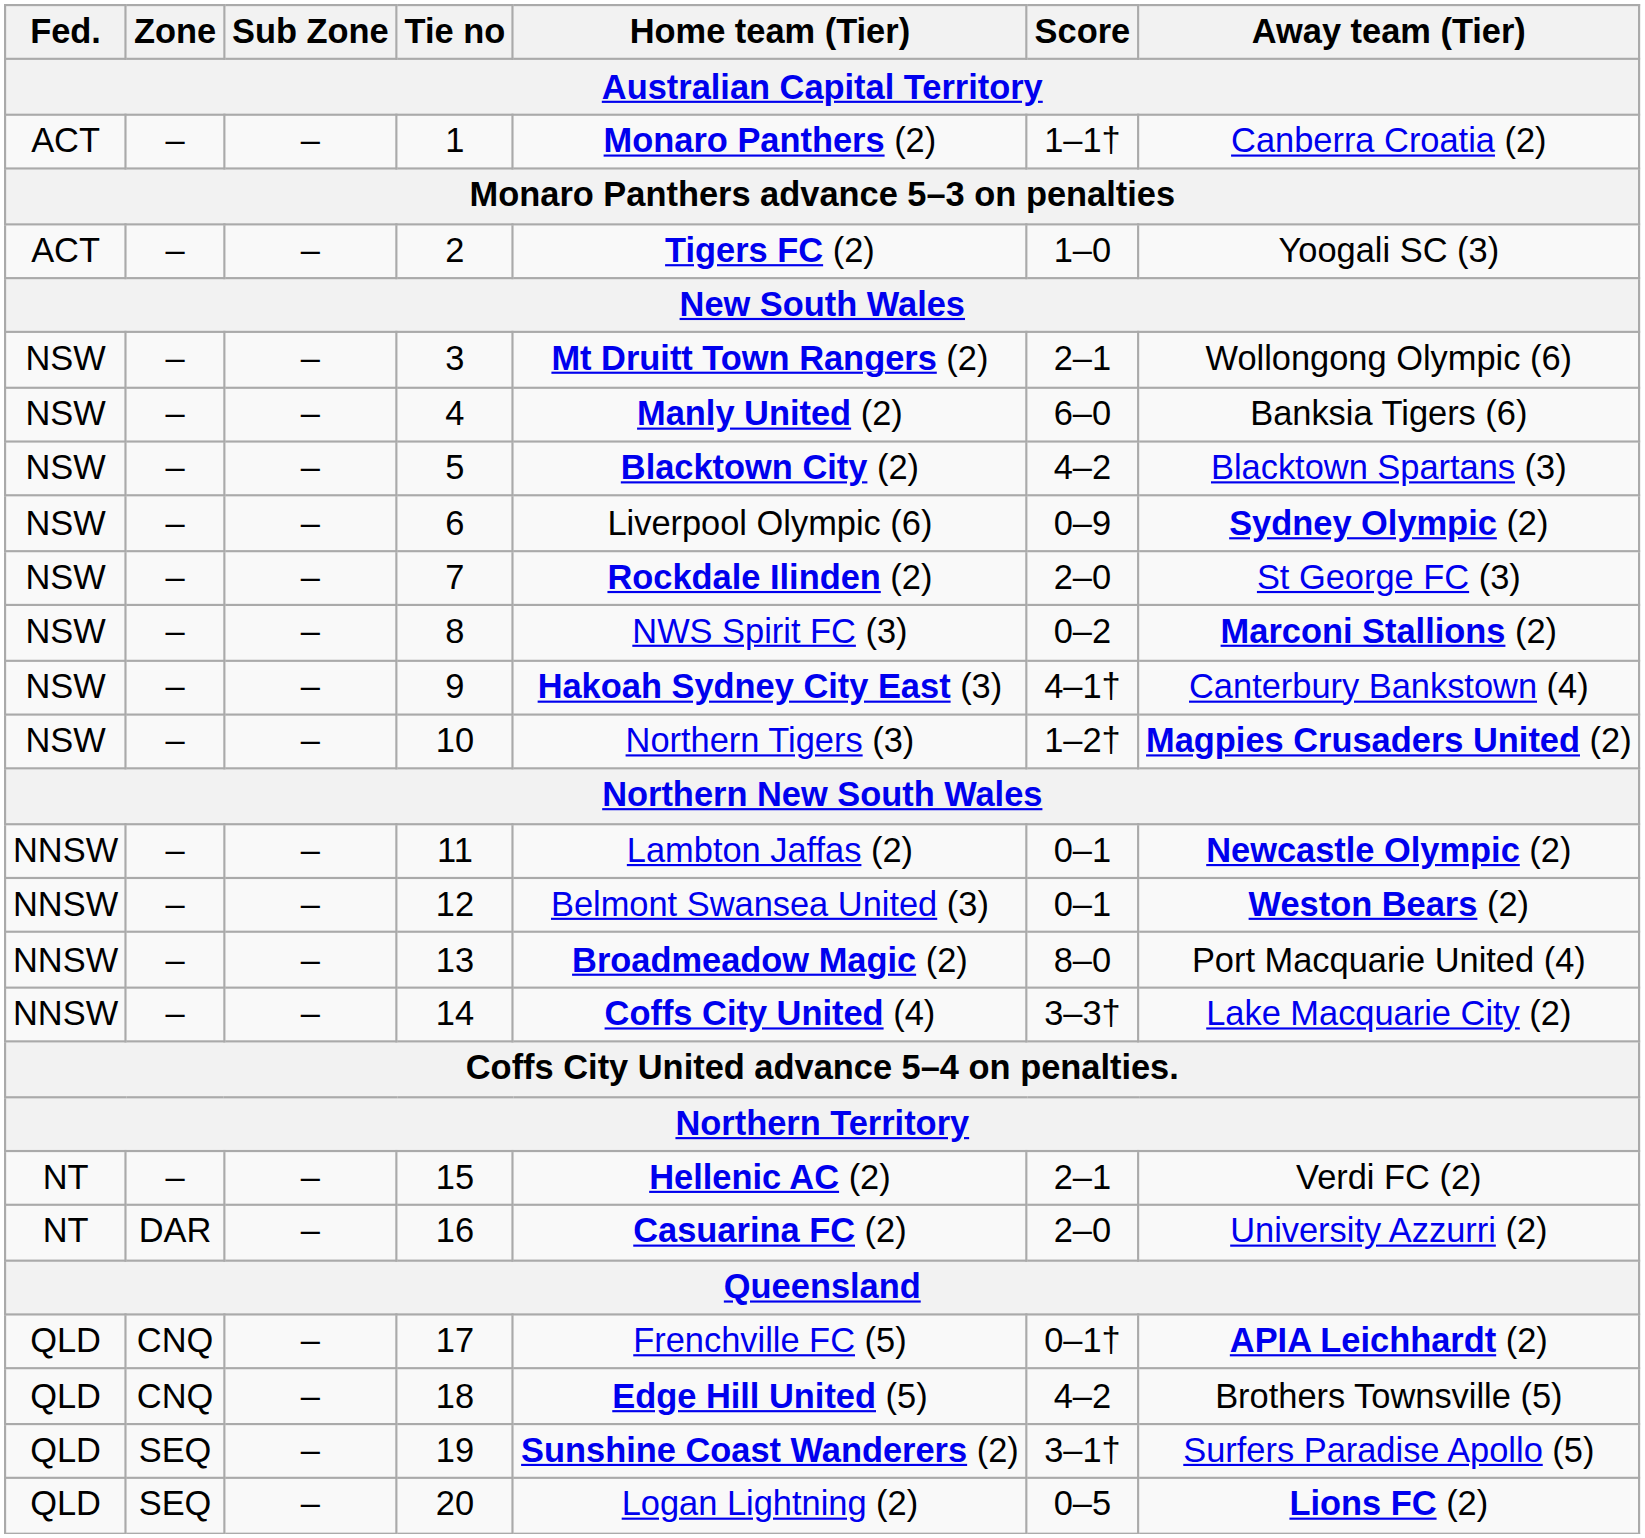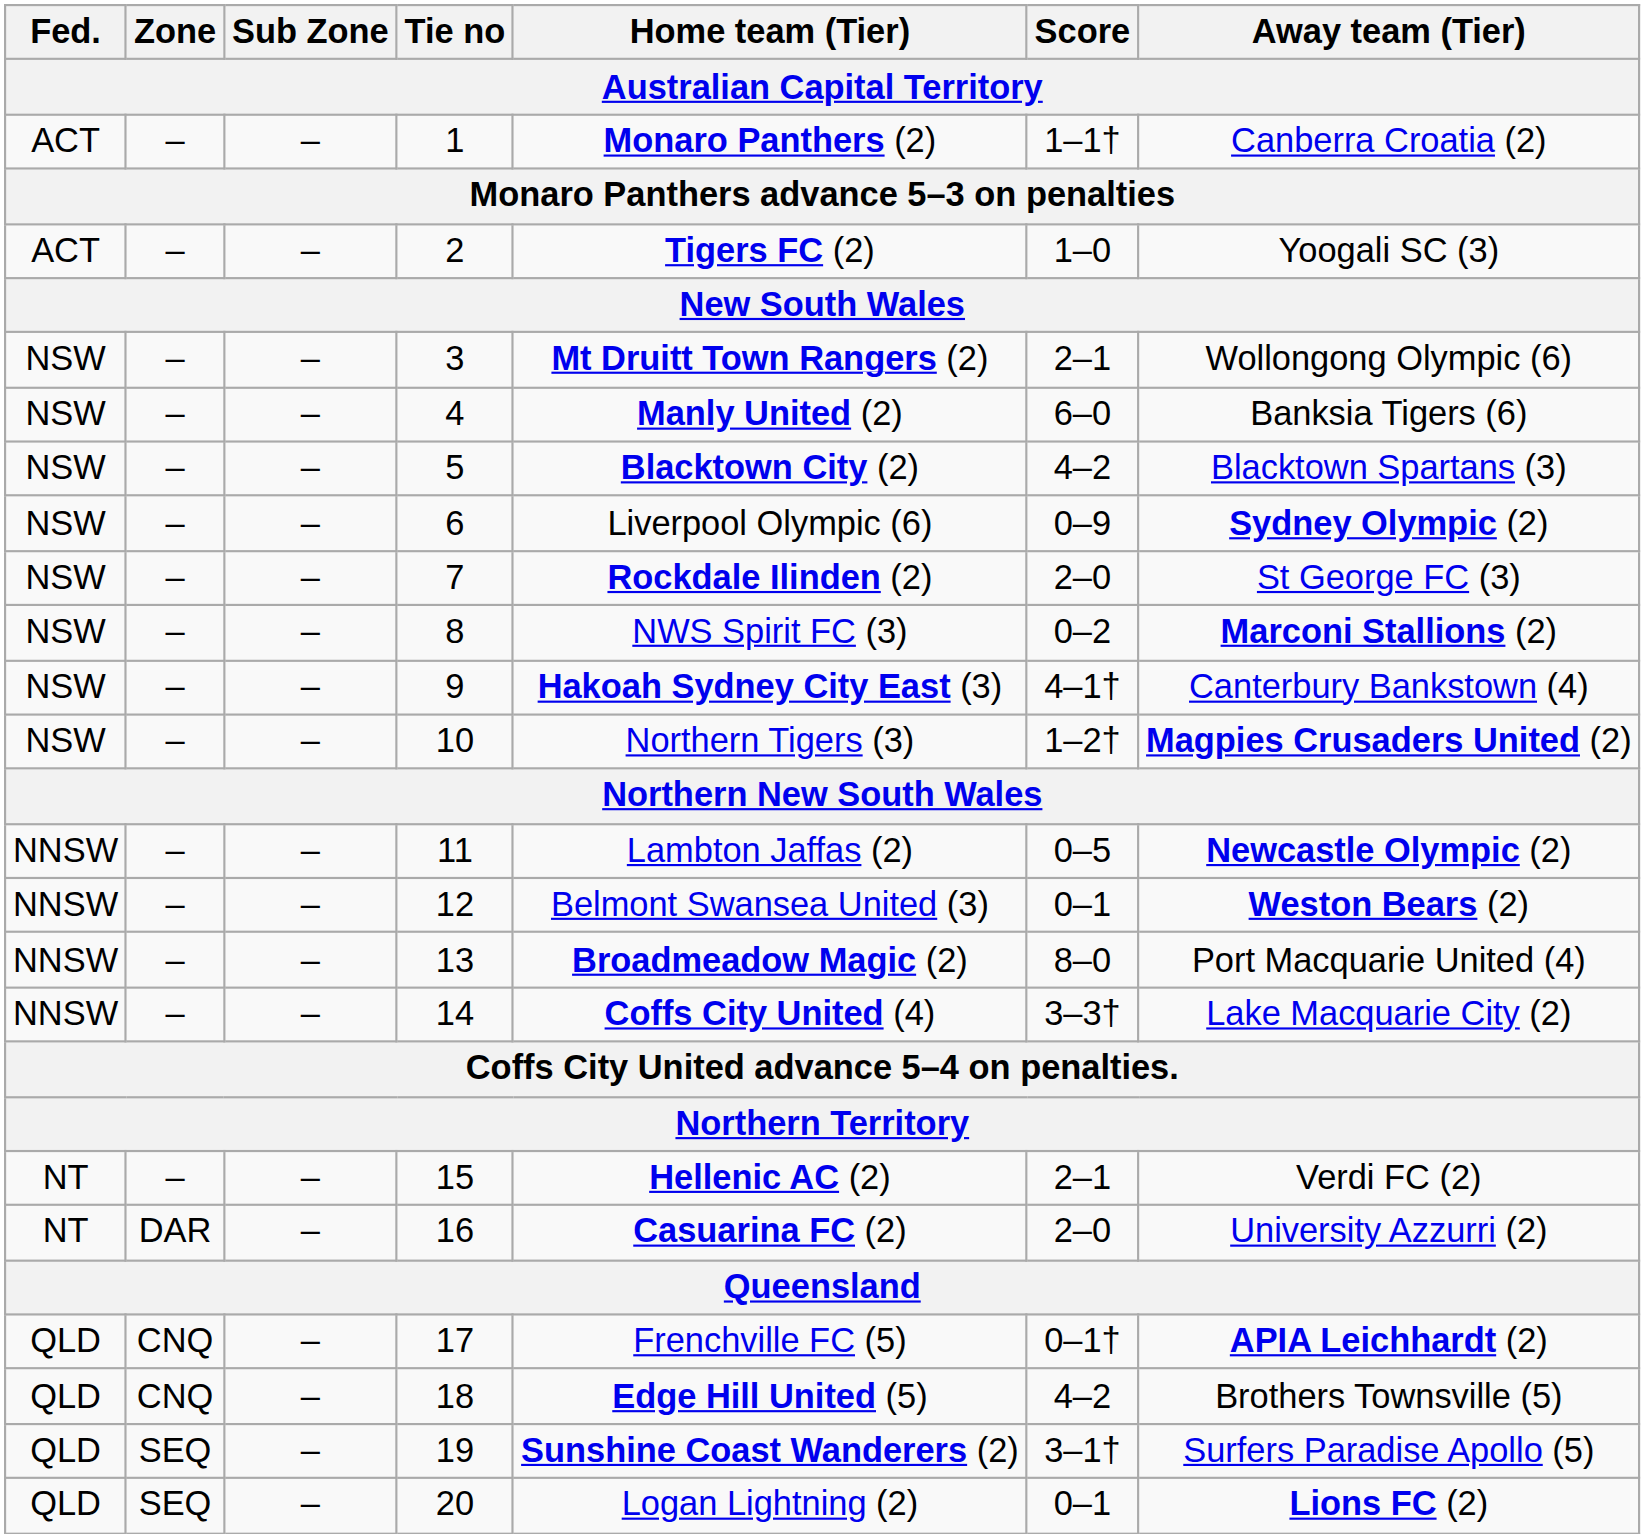(1082, 850) 0–1 -> (1082, 850) 0–5
(1082, 1504) 0–5 -> (1082, 1504) 0–1
